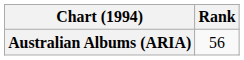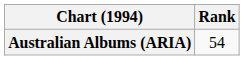(217, 42) 56 -> (217, 42) 54
